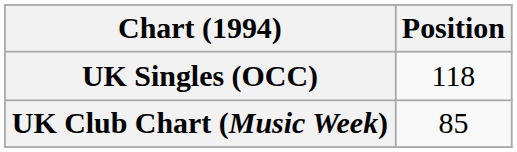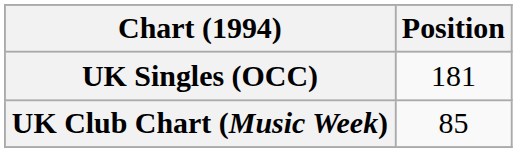(453, 75) 118 -> (453, 75) 181
